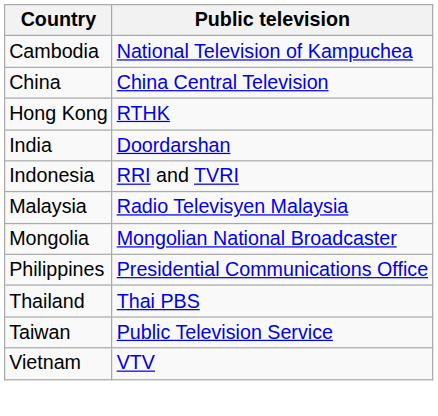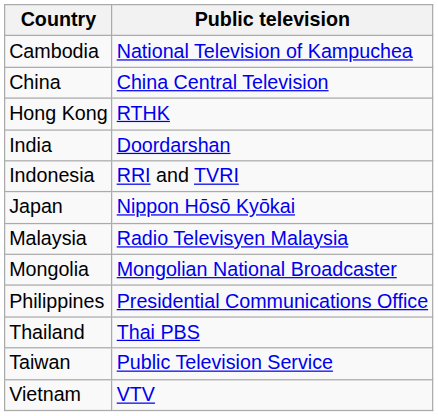+ row: (36, 207)
